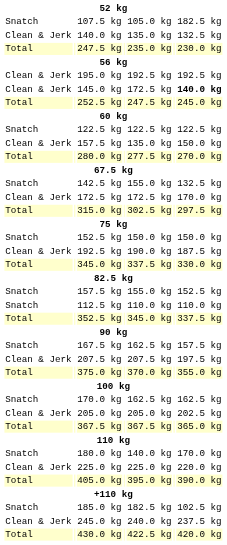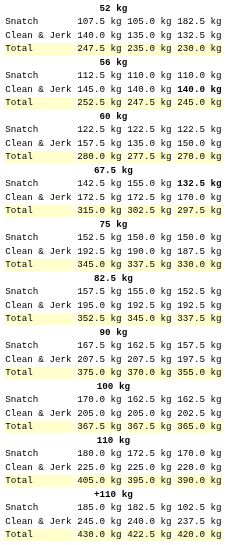rows swapped: (22, 305) <-> (38, 76)
(149, 89) 172.5 kg -> (149, 89) 140.0 kg
(199, 184) normal -> (199, 184) bold
(149, 454) 140.0 kg -> (149, 454) 172.5 kg
